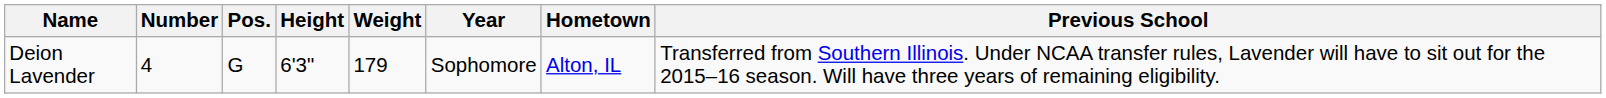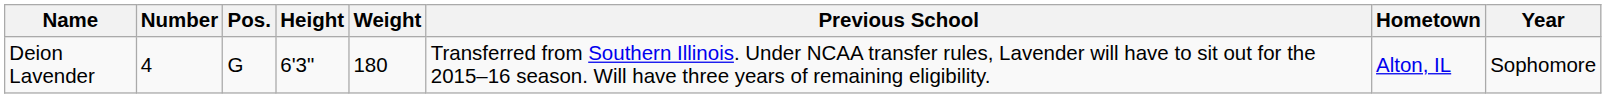columns swapped: (484, 20) <-> (1128, 20)
(371, 64) 179 -> (371, 64) 180
